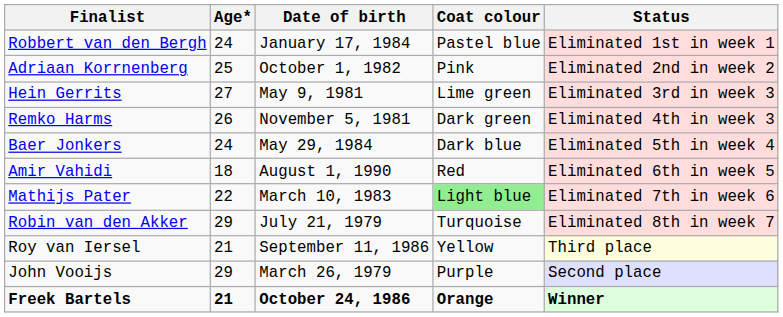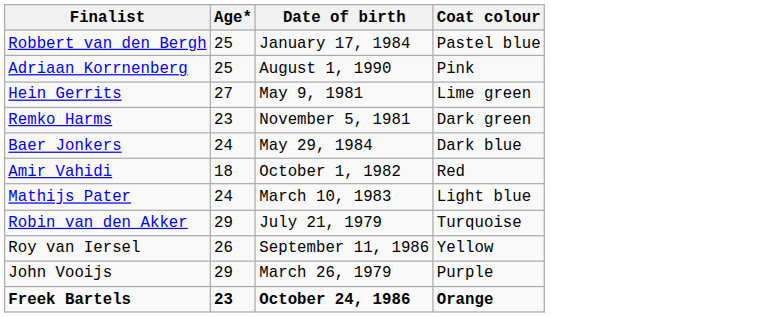- column: (661, 17)
(224, 43) 24 -> (224, 43) 25
(330, 69) October 1, 1982 -> (325, 69) August 1, 1990
(224, 120) 26 -> (224, 120) 23
(325, 171) August 1, 1990 -> (330, 171) October 1, 1982
(224, 197) 22 -> (224, 197) 24
(484, 197) lightgreen background -> (484, 197) no background
(224, 248) 21 -> (224, 248) 26
(224, 299) 21 -> (224, 299) 23
